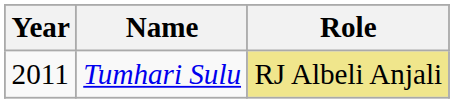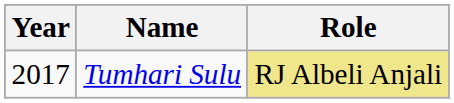(40, 73) 2011 -> (41, 73) 2017
